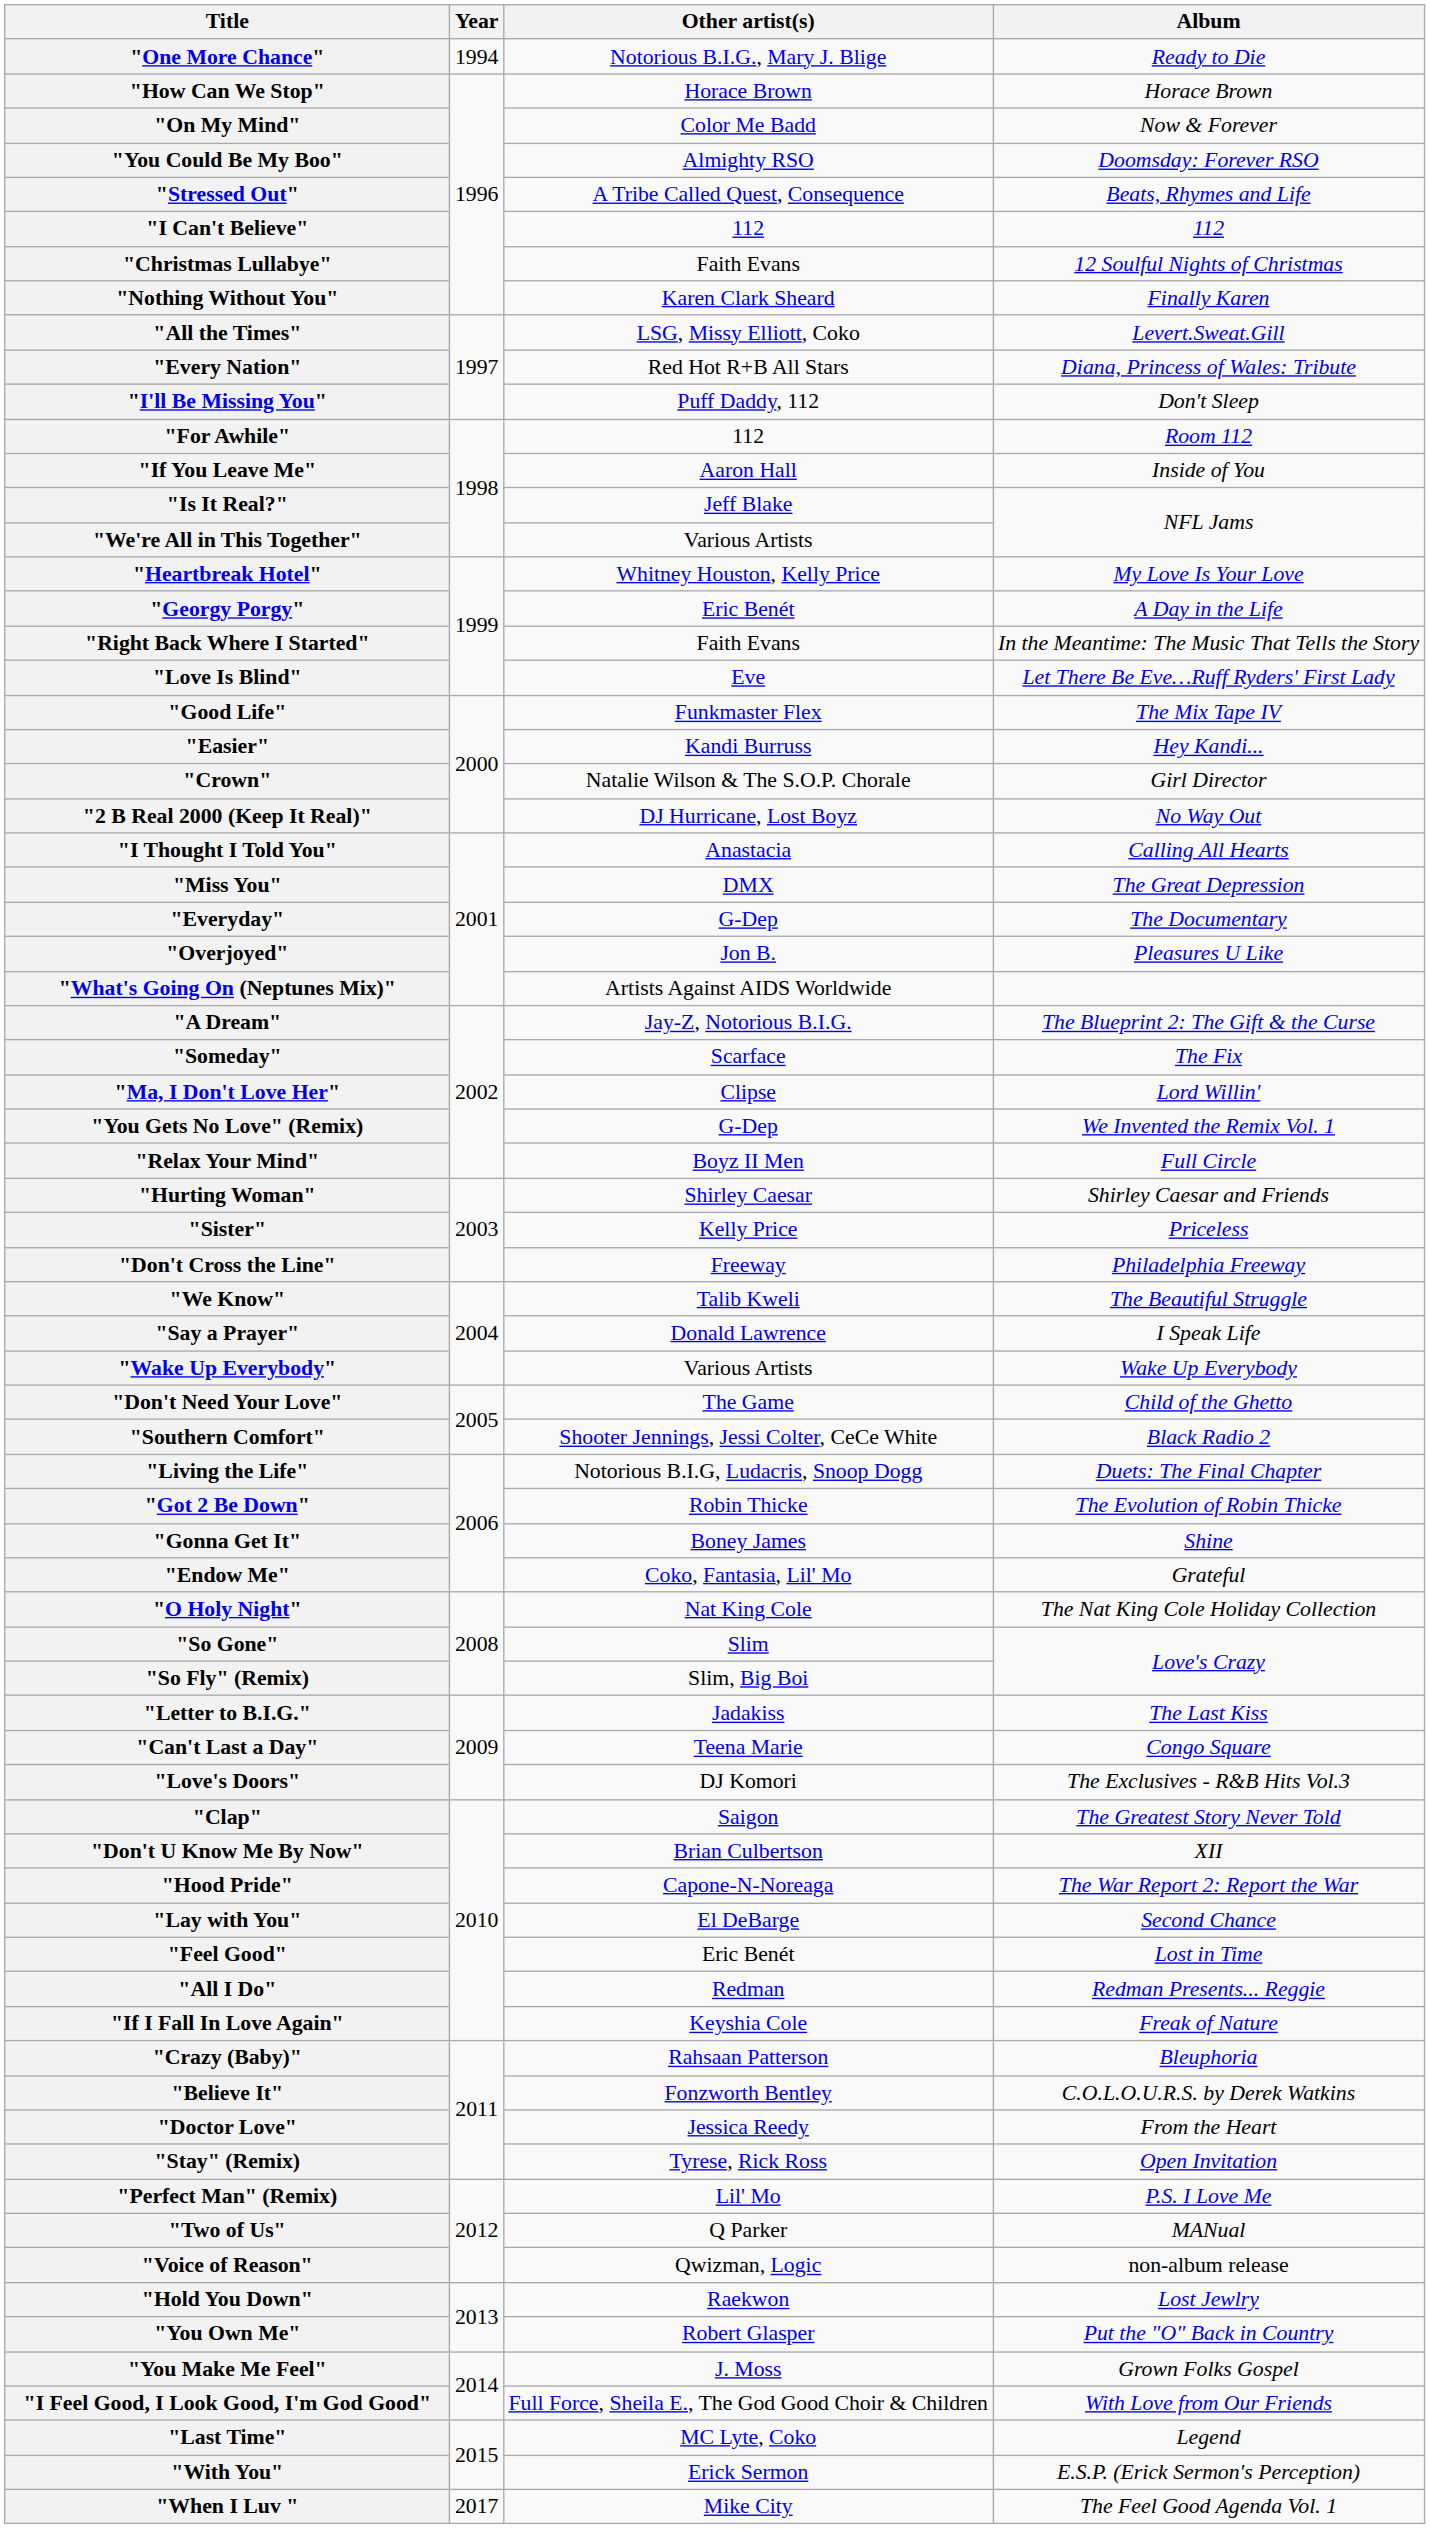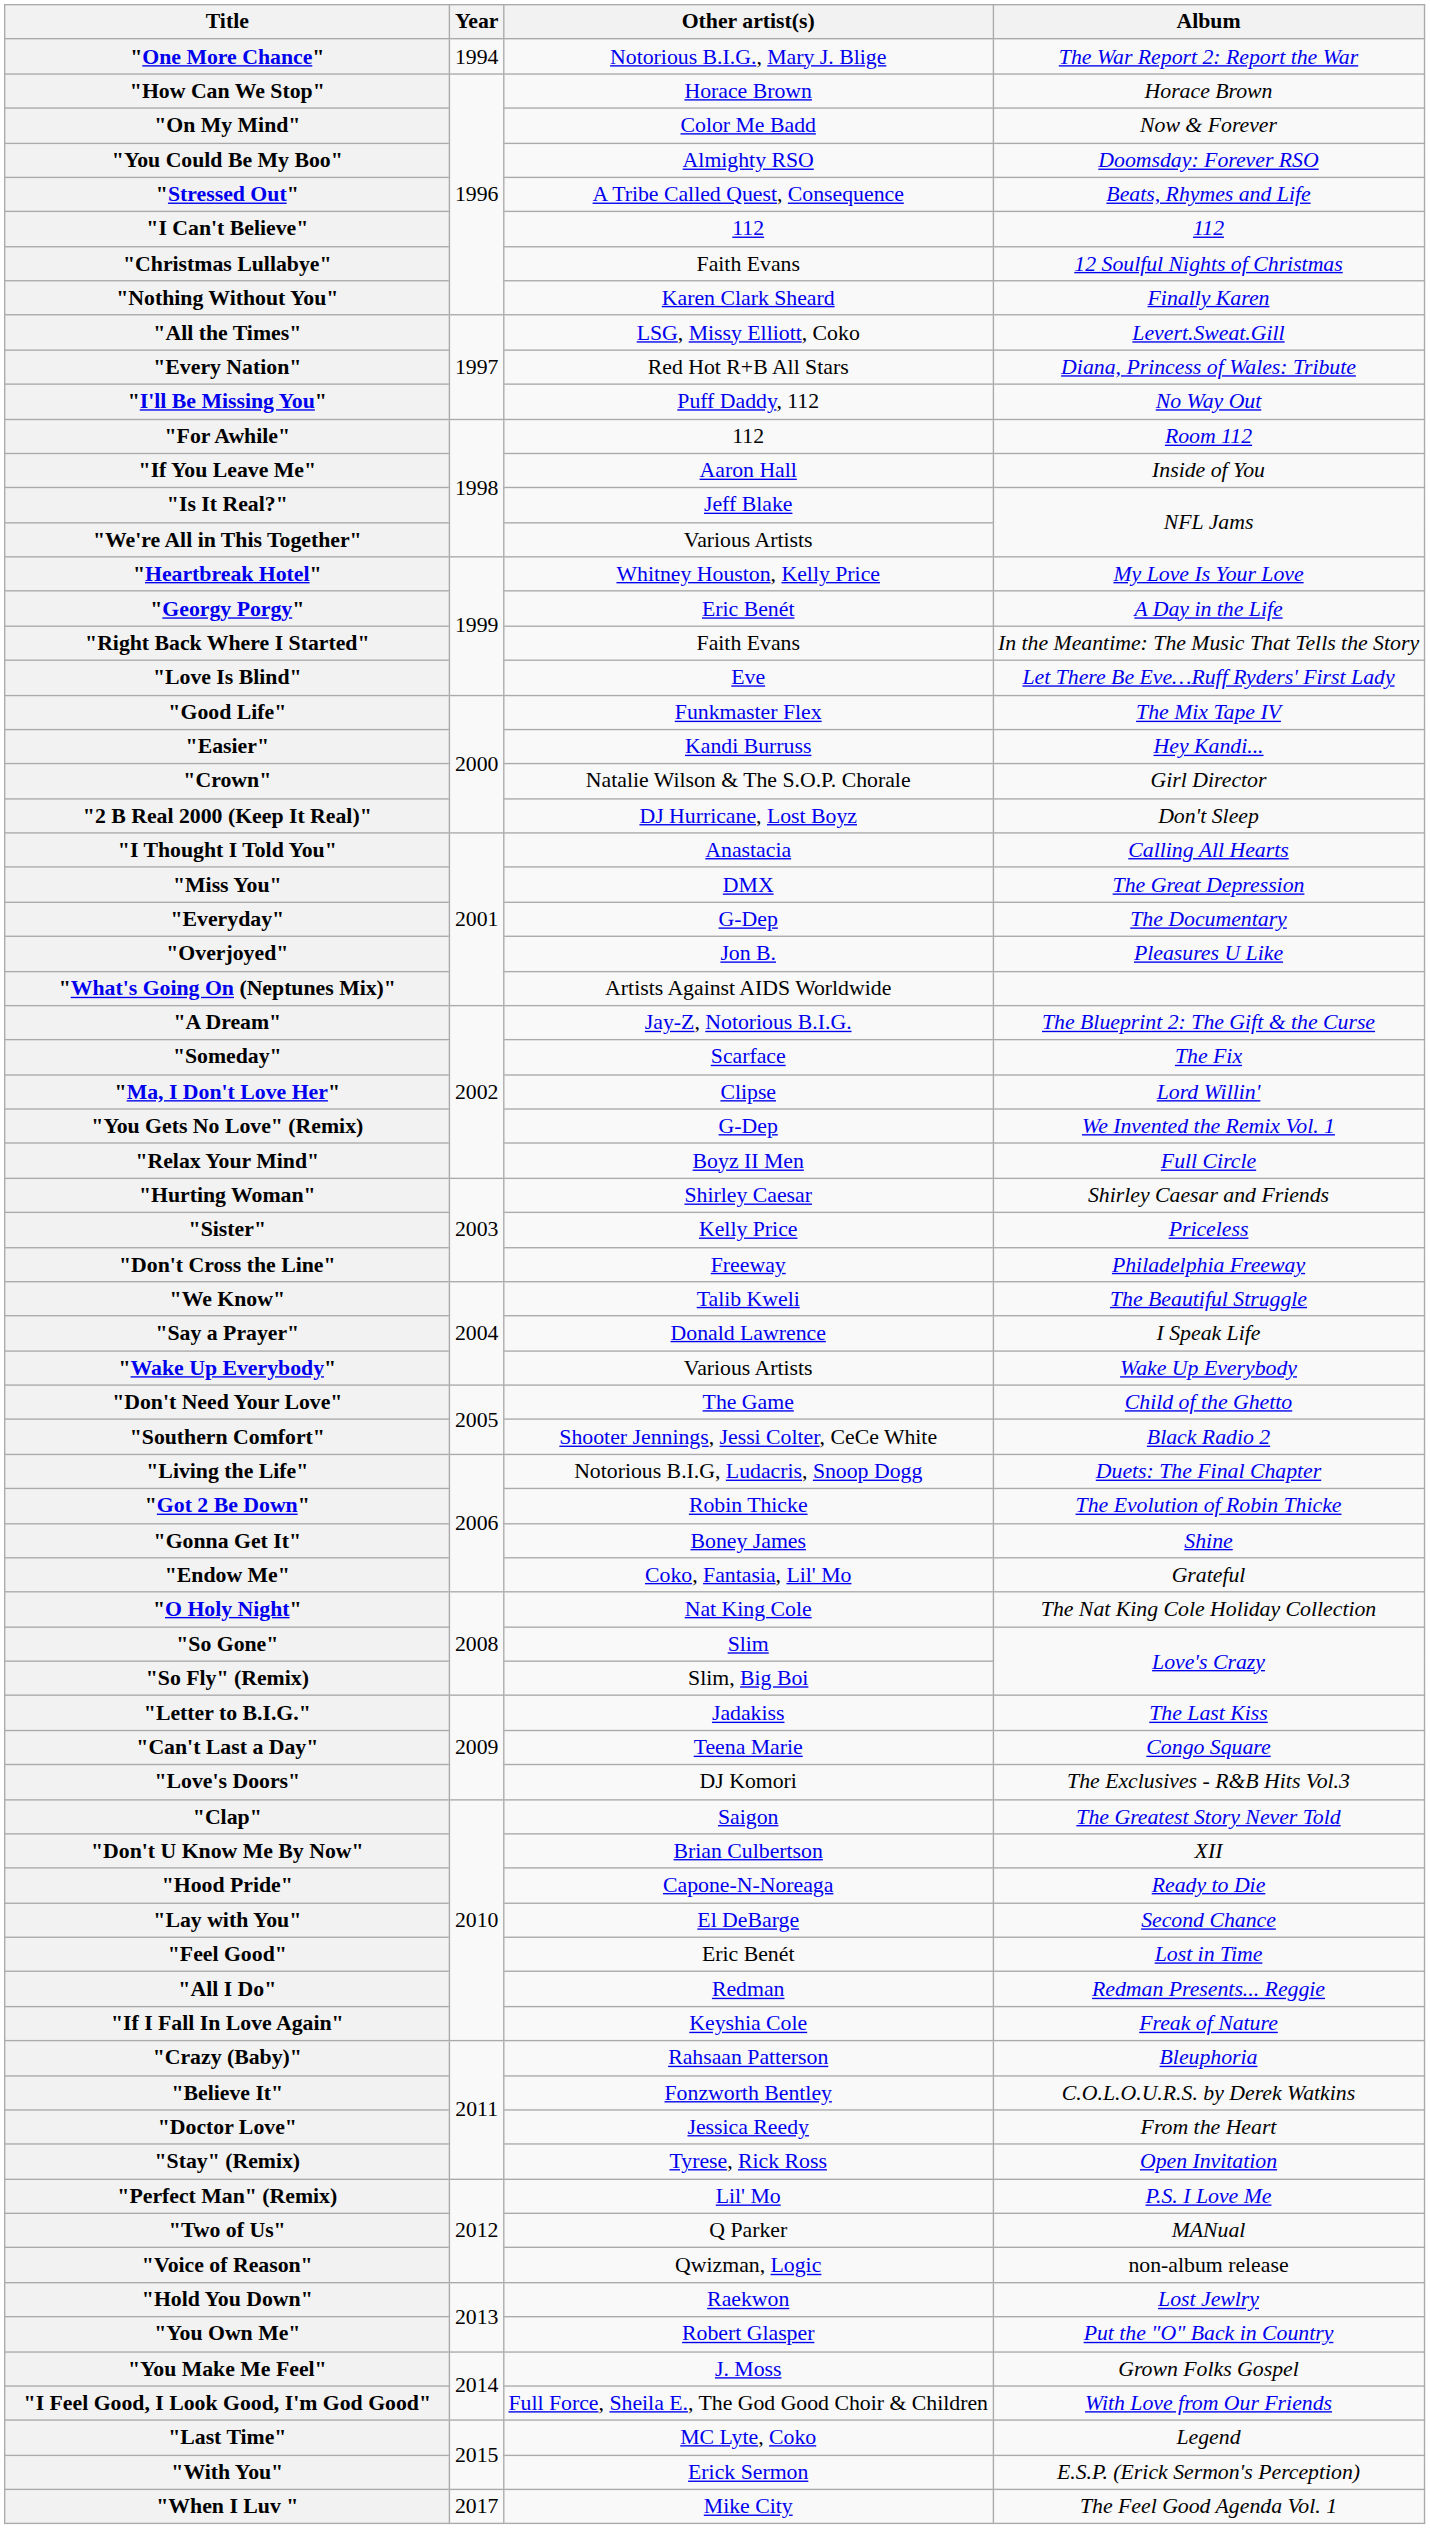(1209, 56) Ready to Die -> (1209, 56) The War Report 2: Report the War
(1209, 401) Don't Sleep -> (1209, 401) No Way Out
(1209, 815) No Way Out -> (1209, 815) Don't Sleep
(1209, 1885) The War Report 2: Report the War -> (1209, 1885) Ready to Die
